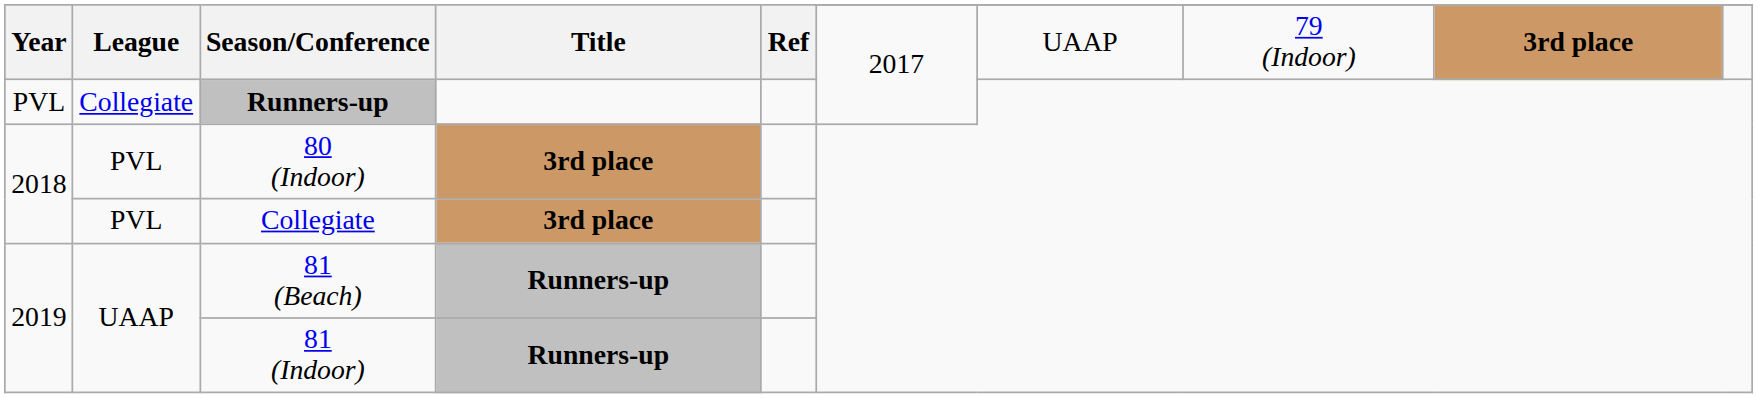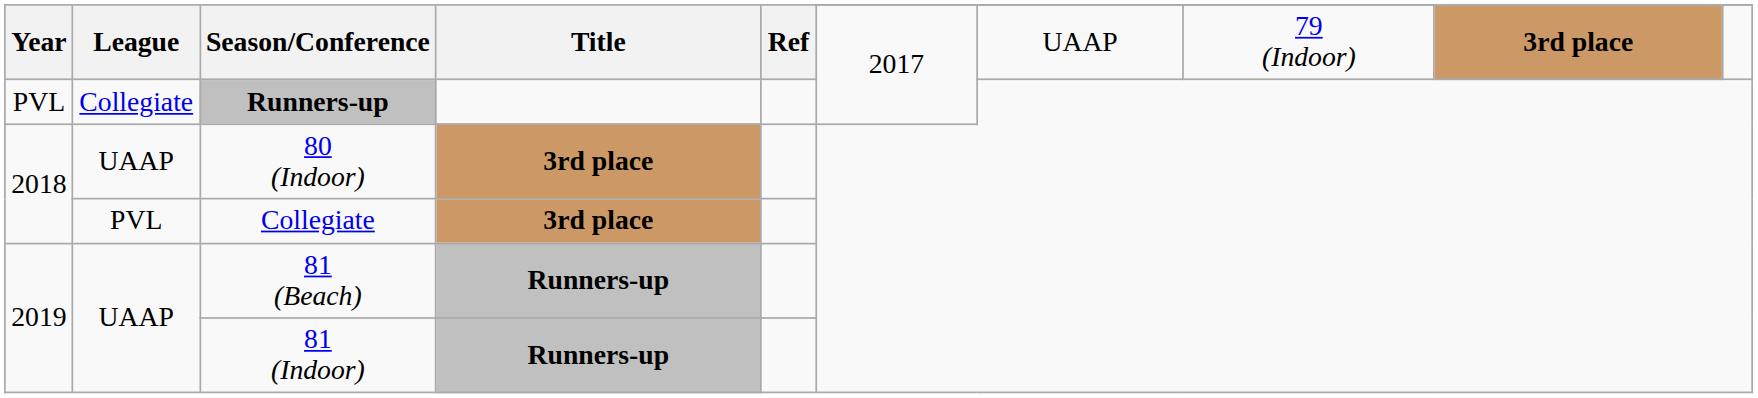(136, 160) PVL -> (136, 160) UAAP
